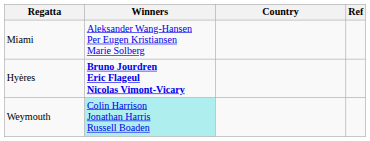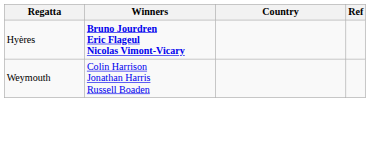- row: (20, 39)
(119, 117) paleturquoise background -> (119, 78) no background
